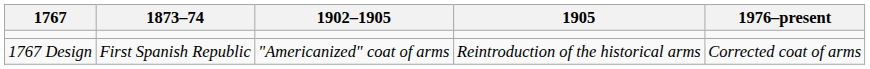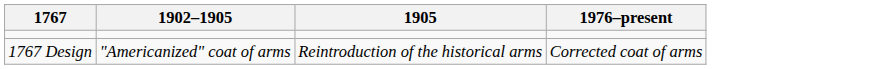- column: (175, 17)
